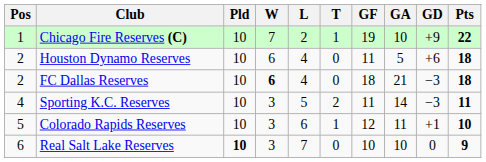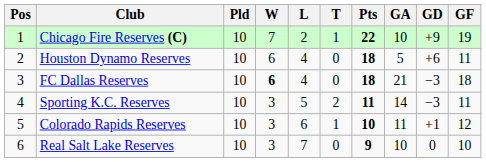columns swapped: (368, 15) <-> (465, 15)
(21, 80) 2 -> (21, 80) 3
(240, 146) bold -> (240, 146) normal
